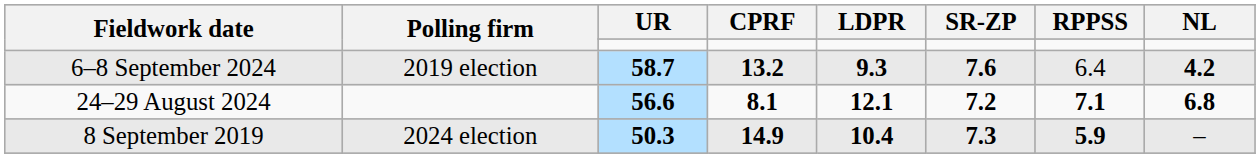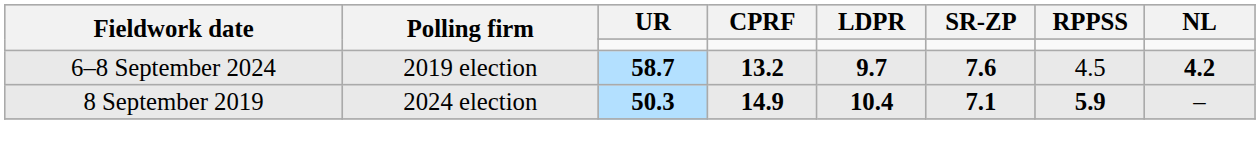(872, 67) 9.3 -> (872, 67) 9.7
(1090, 67) 6.4 -> (1090, 67) 4.5
- row: (174, 102)
(981, 136) 7.3 -> (981, 102) 7.1
